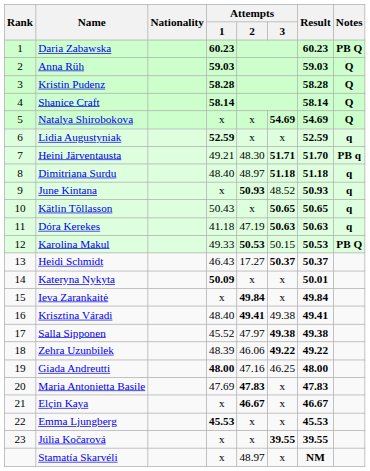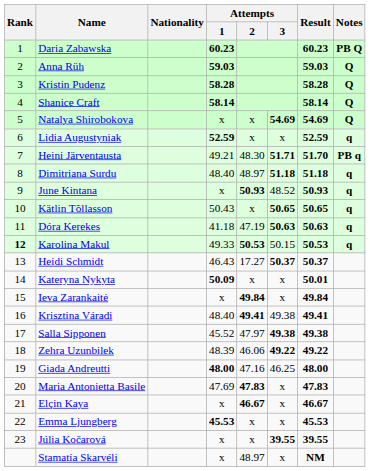(20, 244) normal -> (20, 244) bold
(349, 244) PB Q -> (349, 244) q
